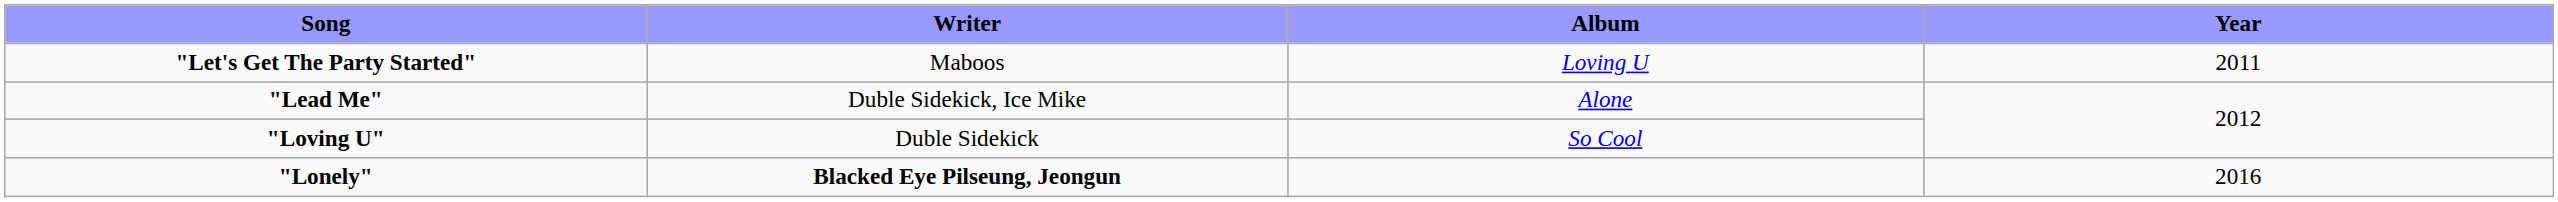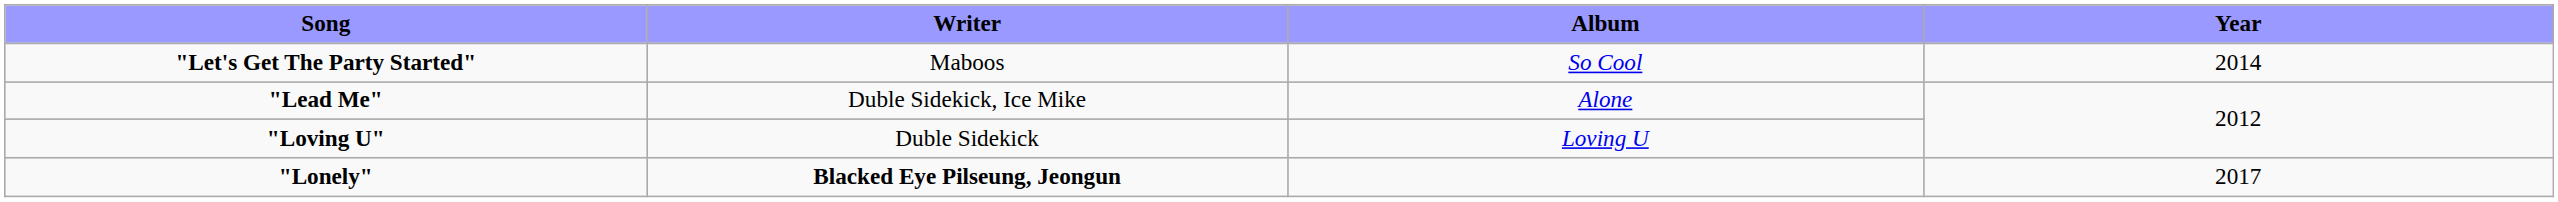(1605, 61) Loving U -> (1605, 61) So Cool
(2238, 61) 2011 -> (2238, 61) 2014
(1605, 138) So Cool -> (1605, 138) Loving U
(2238, 176) 2016 -> (2238, 176) 2017
